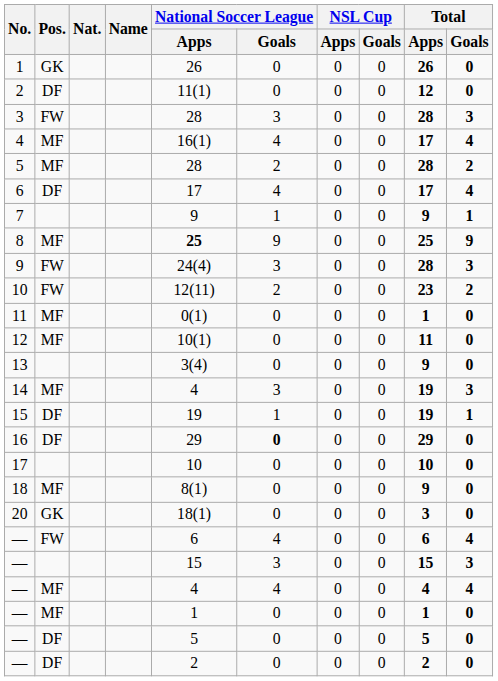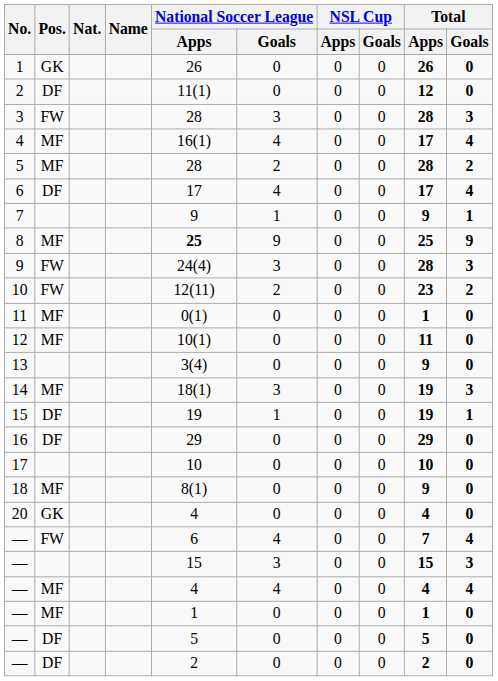(194, 389) 4 -> (194, 389) 18(1)
(277, 439) bold -> (277, 439) normal
(194, 514) 18(1) -> (194, 514) 4
(426, 514) 3 -> (426, 514) 4
(426, 539) 6 -> (426, 539) 7
